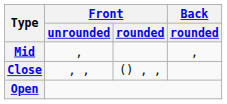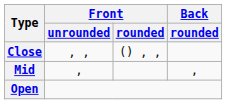rows swapped: (25, 70) <-> (25, 52)
